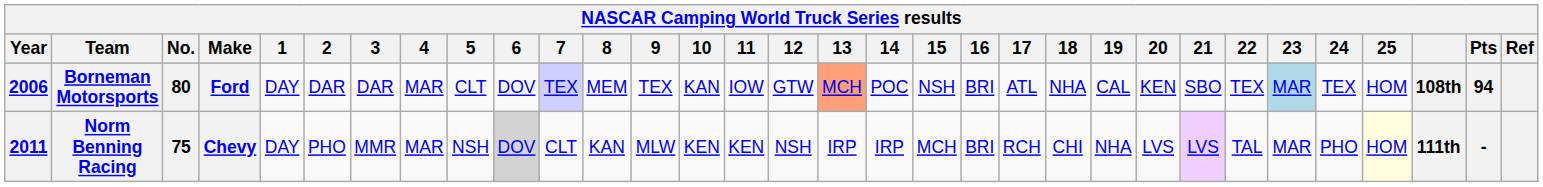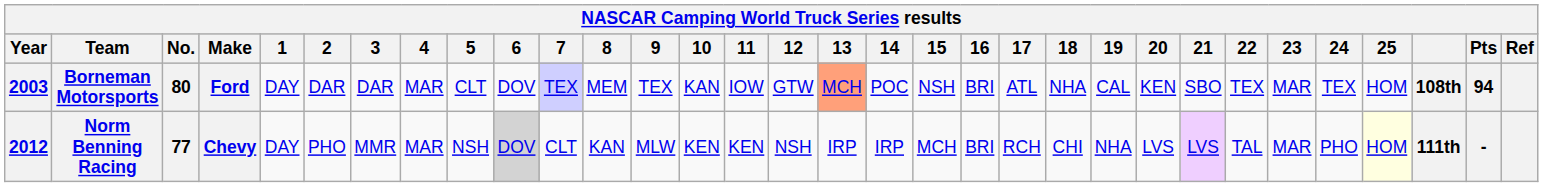(28, 87) 2006 -> (28, 87) 2003
(1292, 87) lightblue background -> (1292, 87) no background
(28, 147) 2011 -> (28, 147) 2012
(181, 147) 75 -> (181, 147) 77
